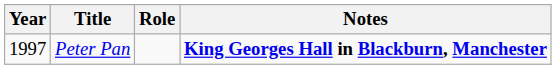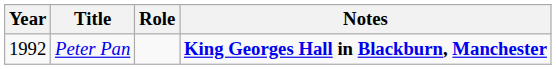(28, 49) 1997 -> (28, 49) 1992
